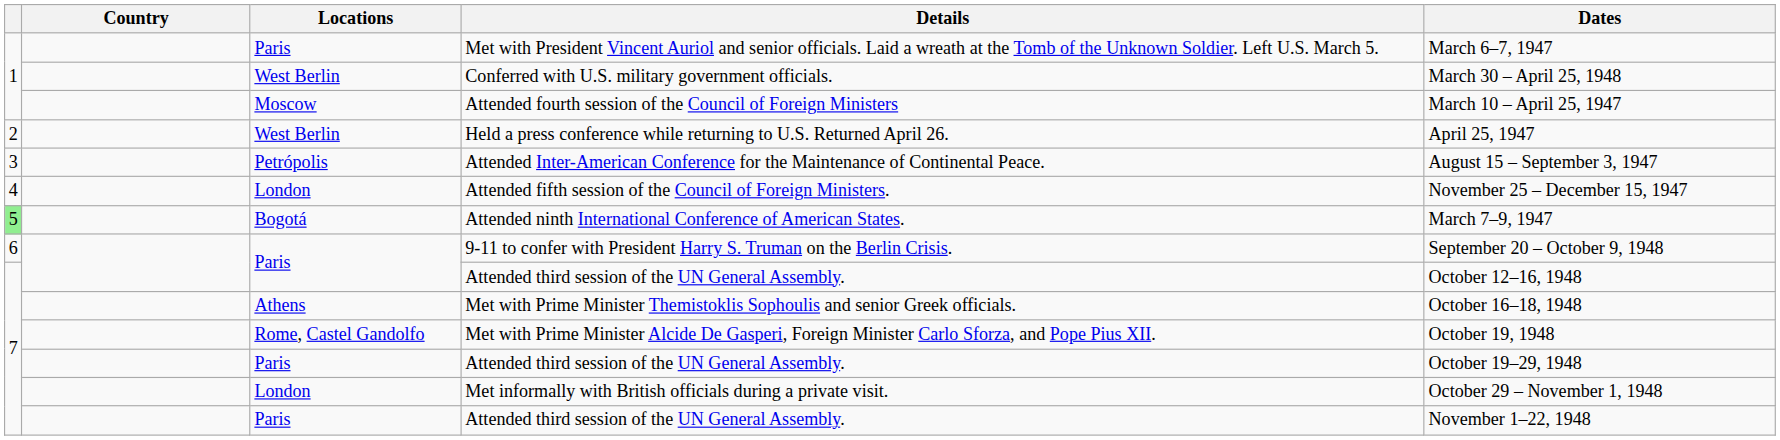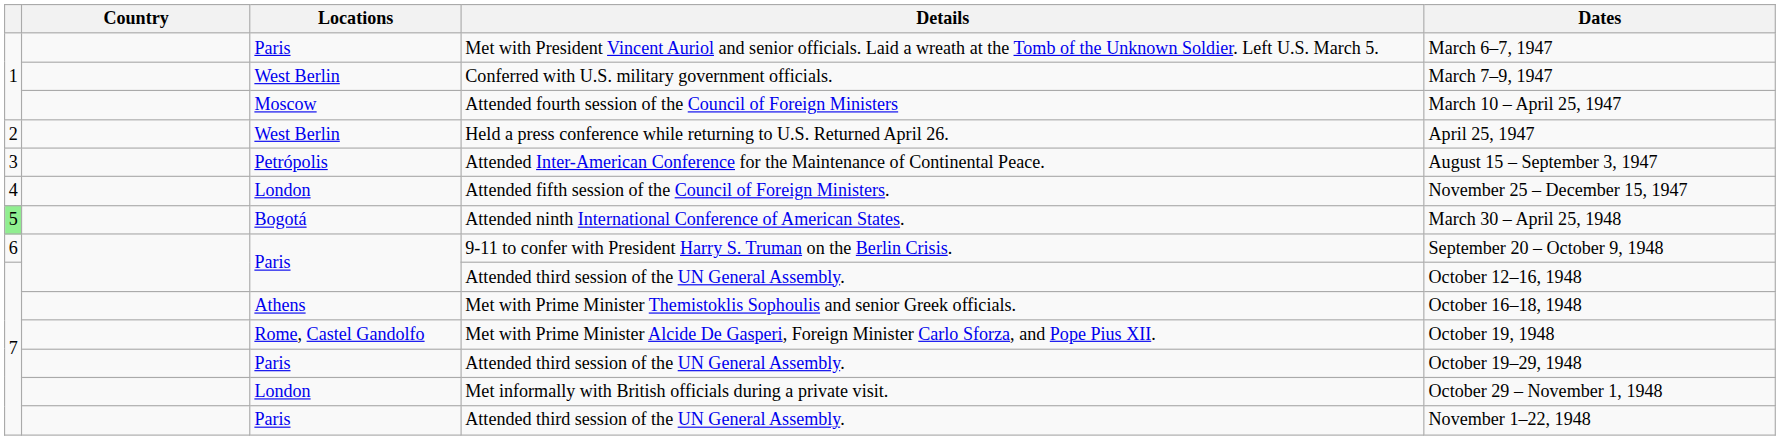(1525, 76) March 30 – April 25, 1948 -> (1491, 76) March 7–9, 1947
(1491, 219) March 7–9, 1947 -> (1525, 219) March 30 – April 25, 1948
